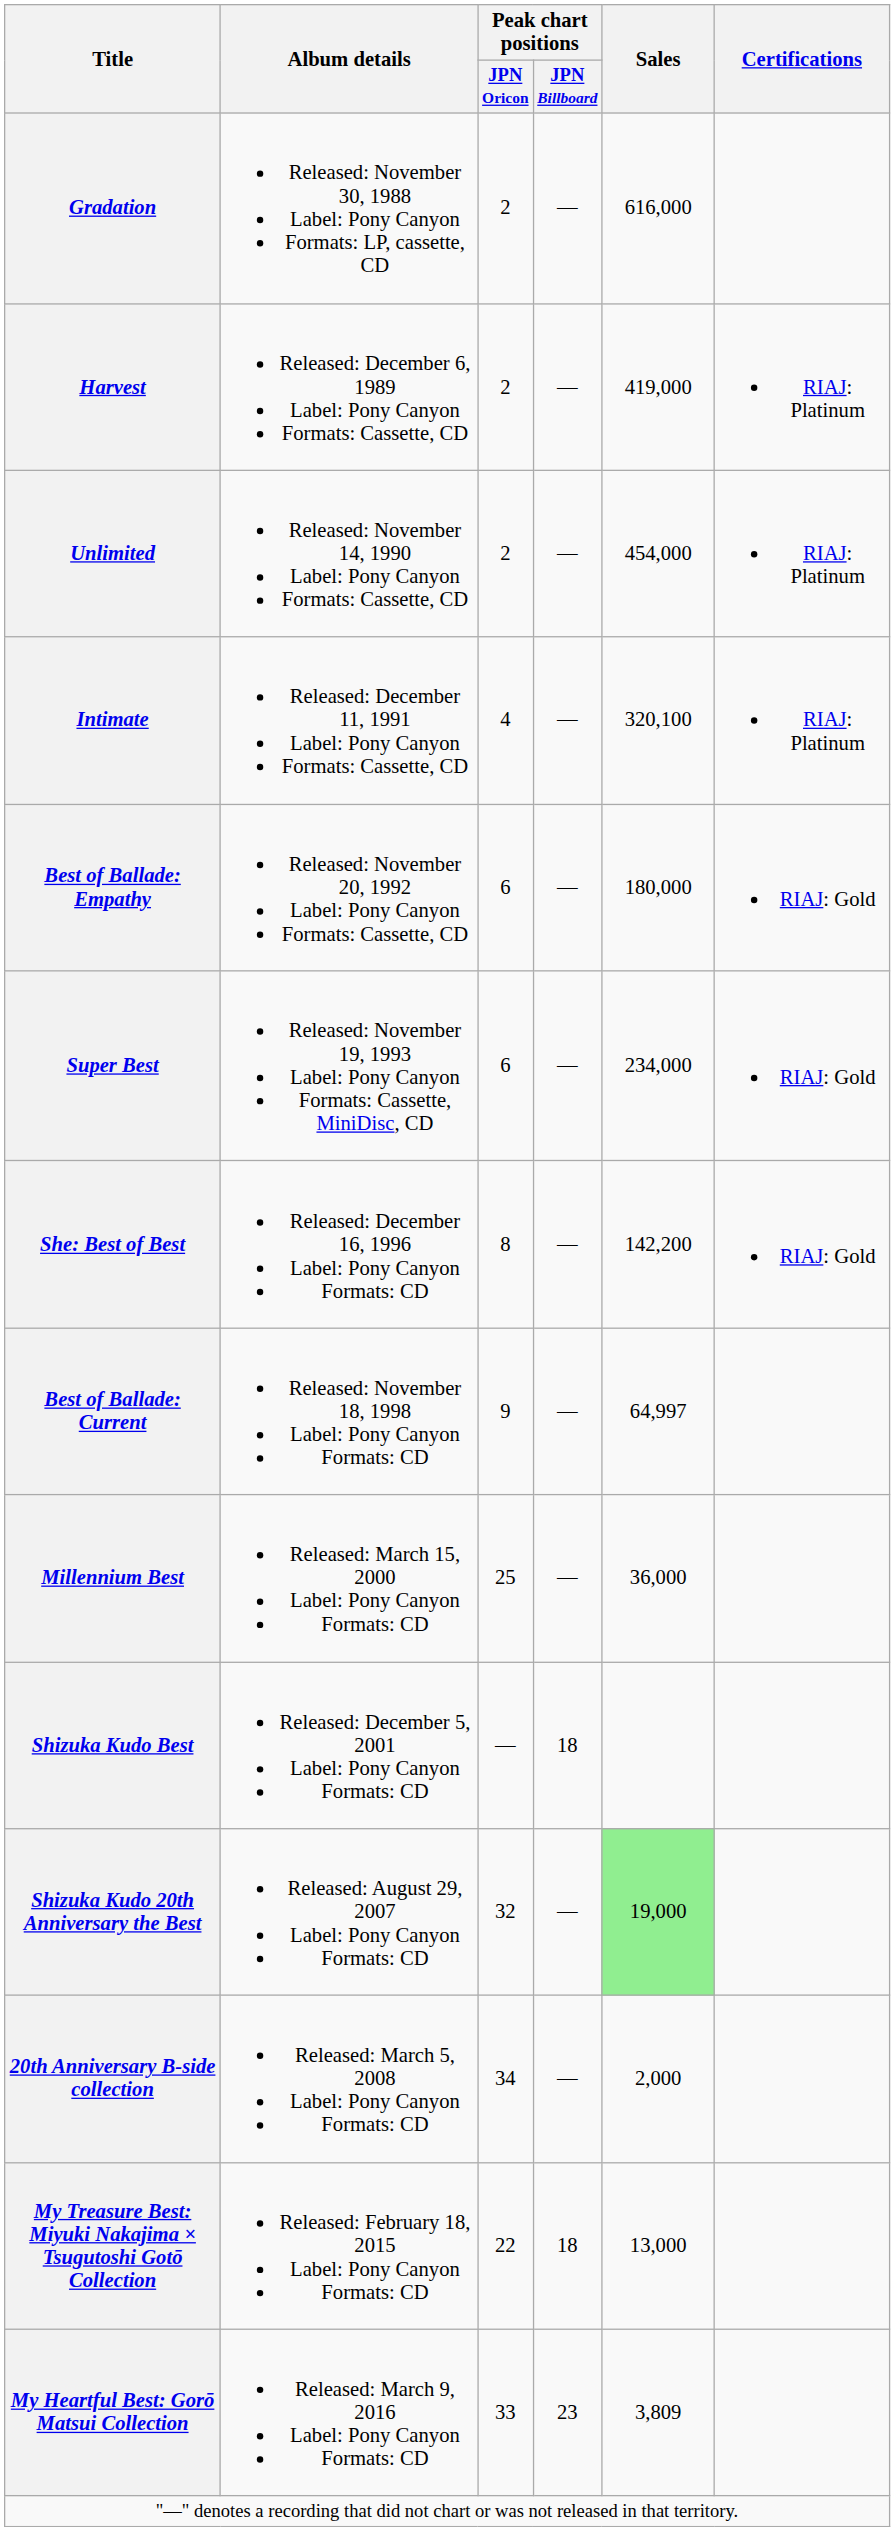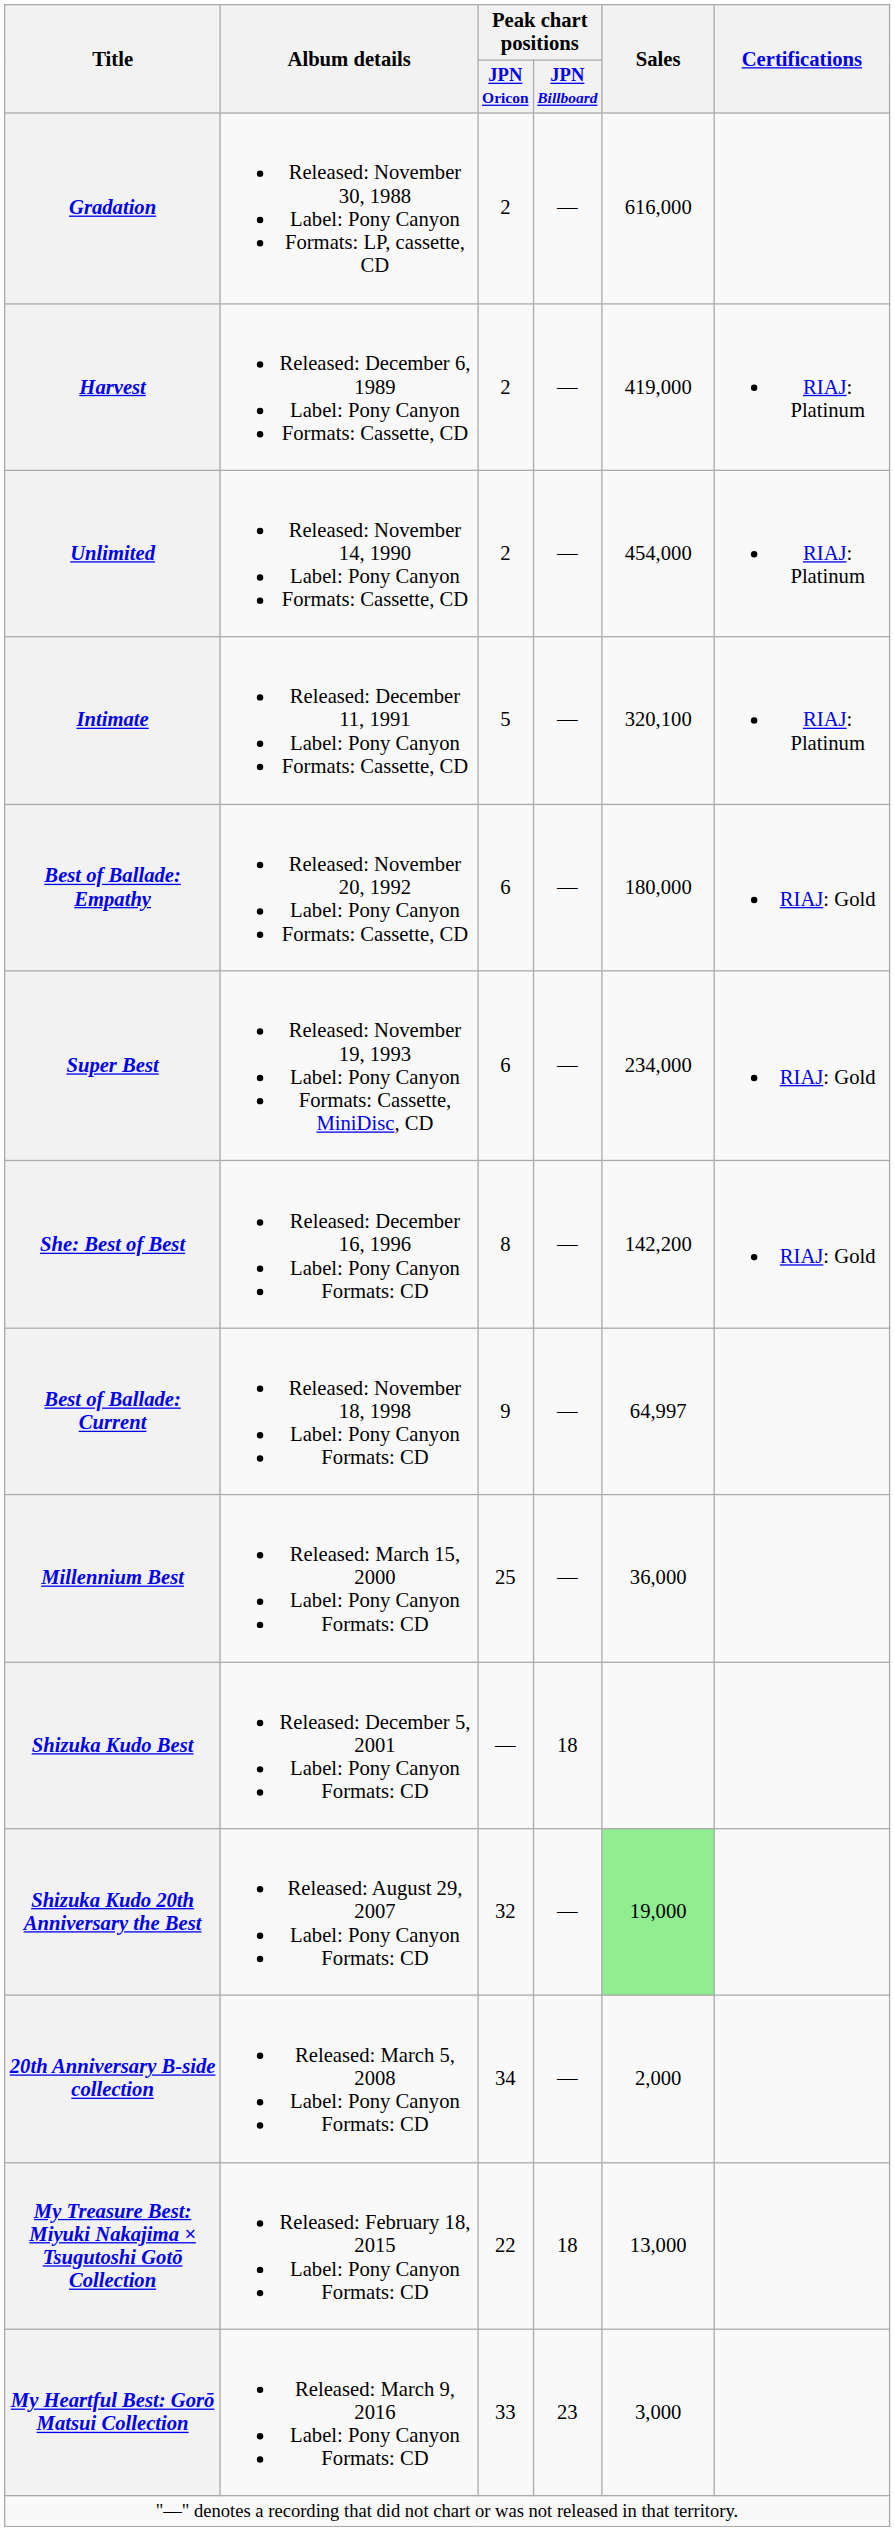(505, 720) 4 -> (505, 720) 5
(658, 2412) 3,809 -> (658, 2412) 3,000
